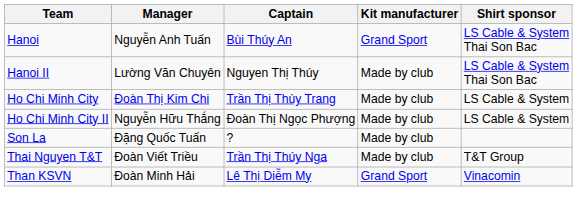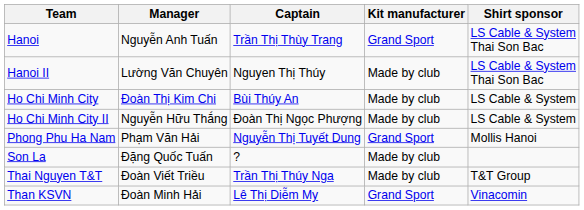(259, 40) Bùi Thúy An -> (288, 40) Trần Thị Thùy Trang
(281, 99) Trần Thị Thùy Trang -> (266, 99) Bùi Thúy An
+ row: (61, 137)
